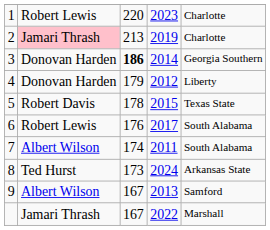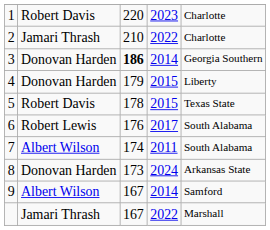(59, 15) Robert Lewis -> (58, 15) Robert Davis
(61, 37) pink background -> (61, 37) no background
(133, 37) 213 -> (133, 37) 210
(164, 37) 2019 -> (164, 37) 2022
(164, 81) 2012 -> (164, 81) 2015
(49, 170) Ted Hurst -> (69, 170) Donovan Harden
(164, 192) 2013 -> (164, 192) 2014
